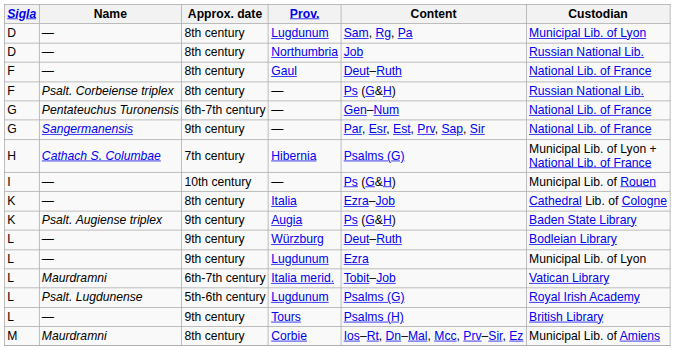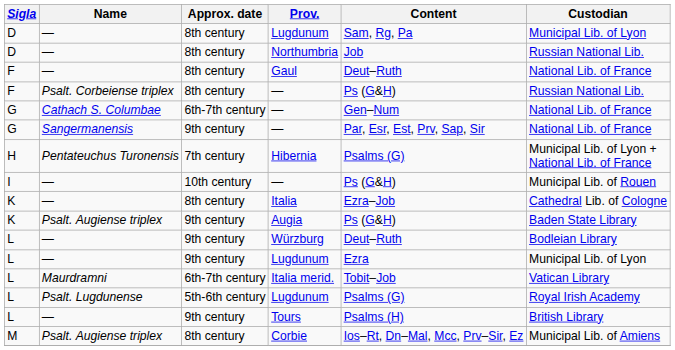(110, 110) Pentateuchus Turonensis -> (101, 110) Cathach S. Columbae
(101, 155) Cathach S. Columbae -> (110, 155) Pentateuchus Turonensis
(74, 336) Maurdramni -> (102, 336) Psalt. Augiense triplex
